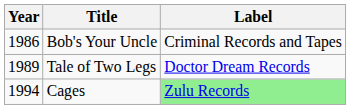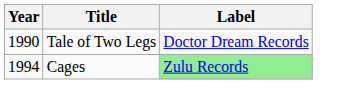- row: (102, 41)
(24, 66) 1989 -> (24, 41) 1990
